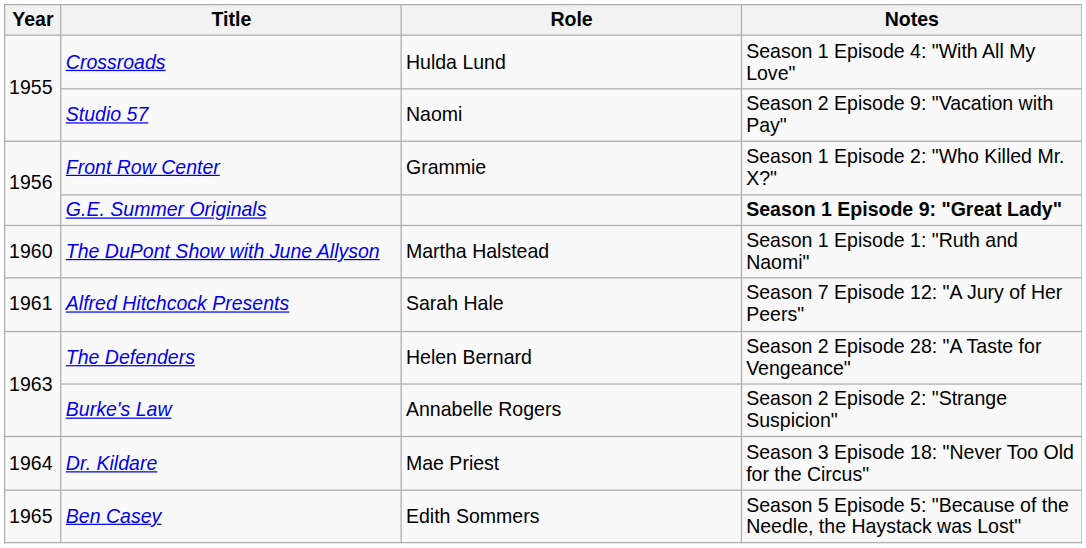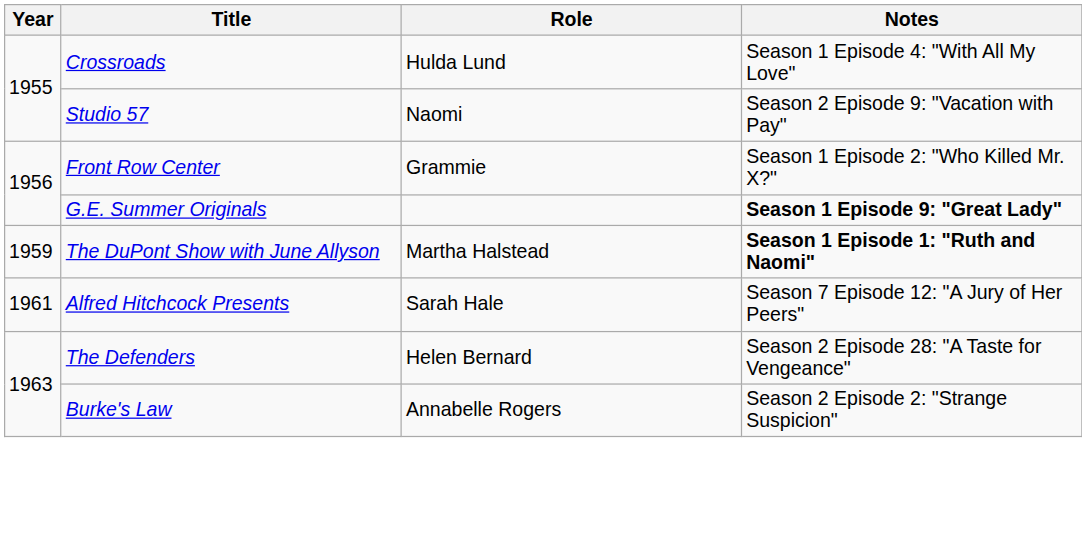(31, 251) 1960 -> (31, 251) 1959
(882, 251) normal -> (891, 251) bold
- row: (112, 463)
- row: (114, 516)
